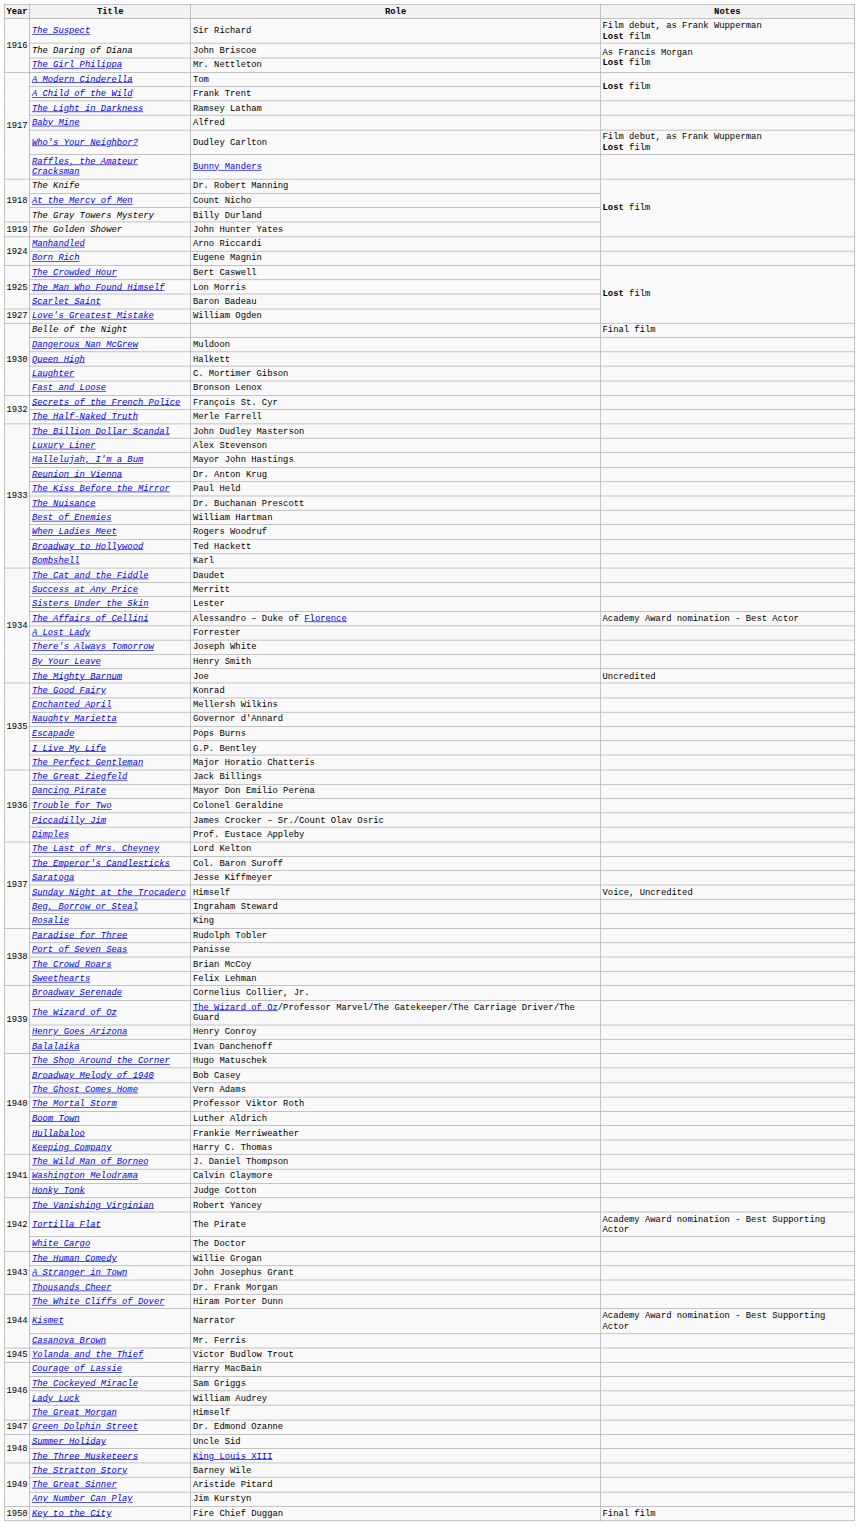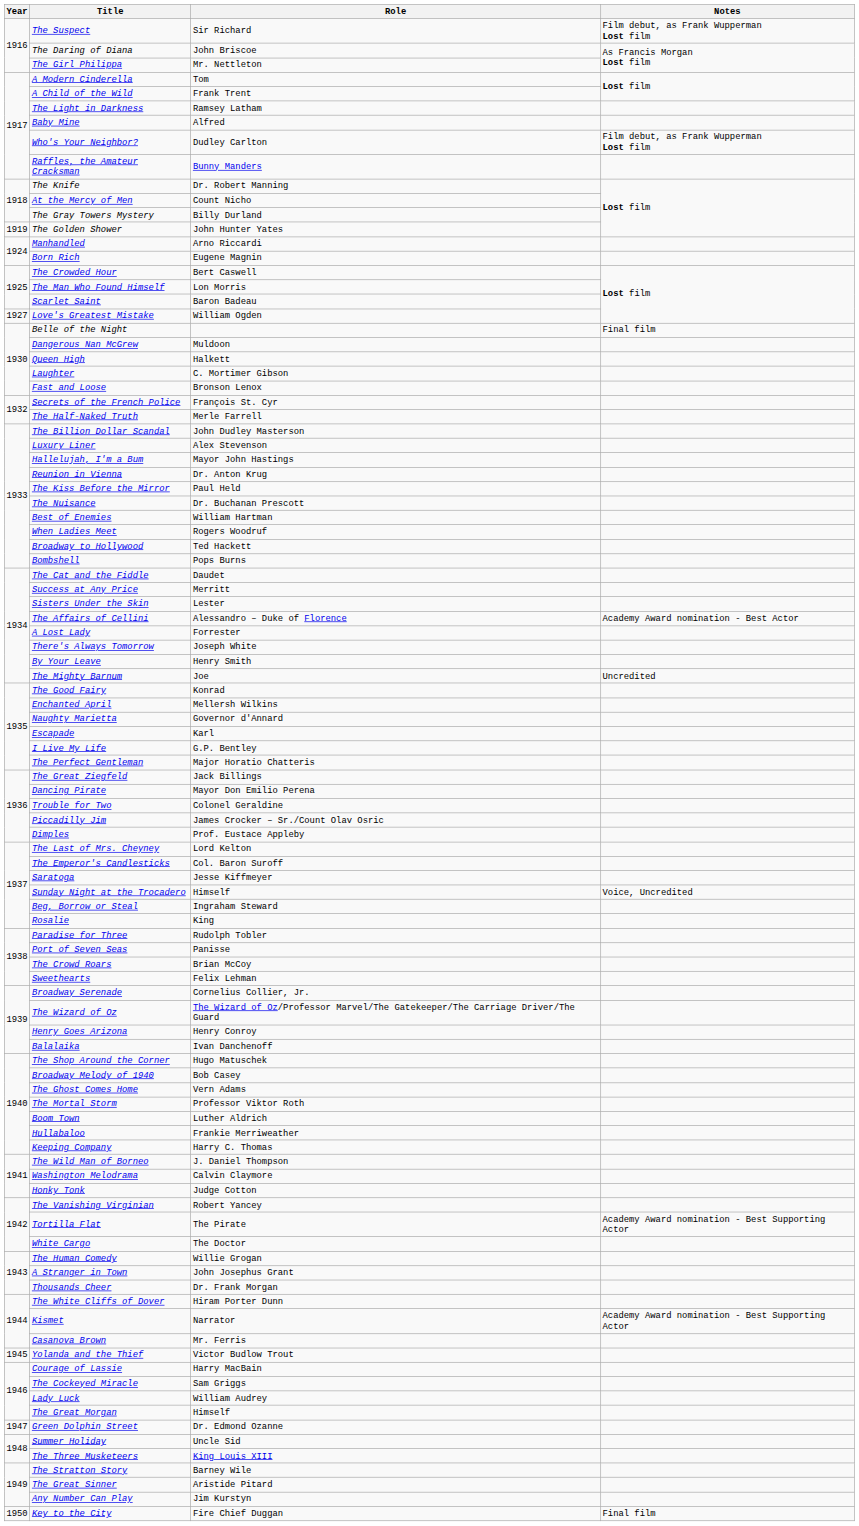(204, 561) Karl -> (219, 561) Pops Burns
(219, 734) Pops Burns -> (204, 734) Karl
